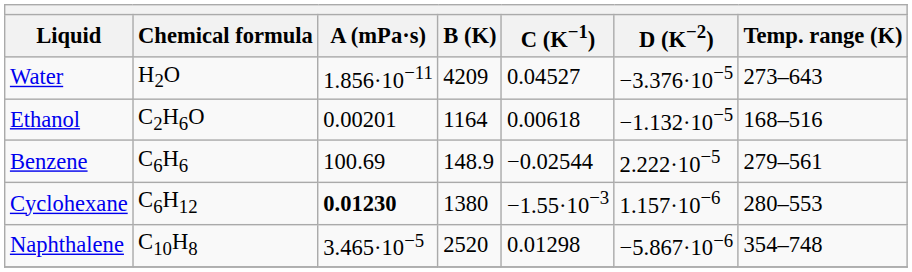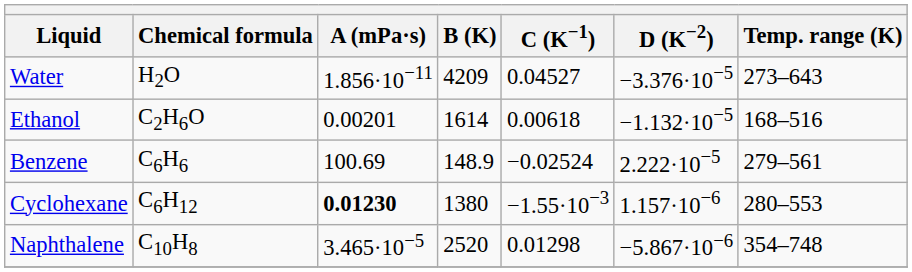(465, 119) 1164 -> (466, 119) 1614
(550, 161) −0.02544 -> (550, 161) −0.02524
